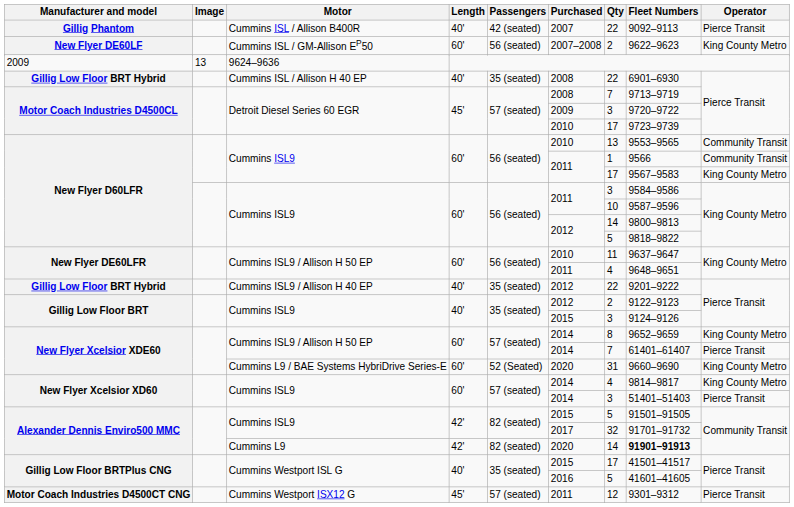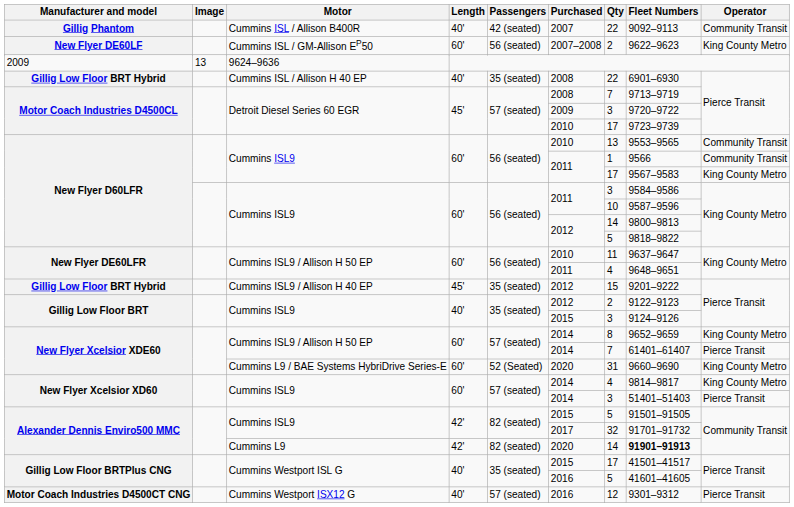(734, 28) Pierce Transit -> (745, 28) Community Transit
(458, 286) 40' -> (458, 286) 45'
(613, 286) 22 -> (613, 286) 15
(458, 494) 45' -> (458, 494) 40'
(562, 494) 2011 -> (562, 494) 2016
